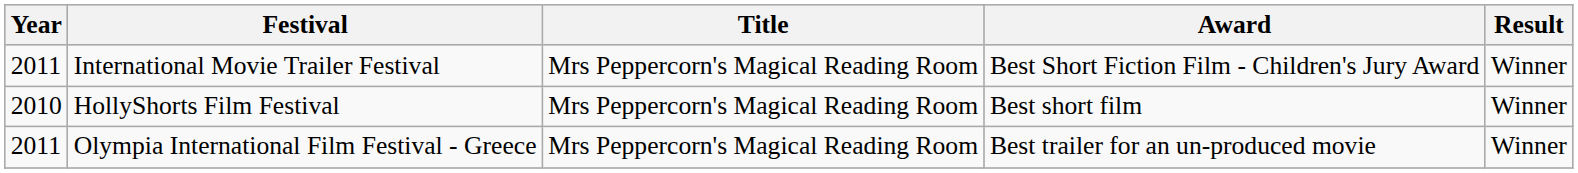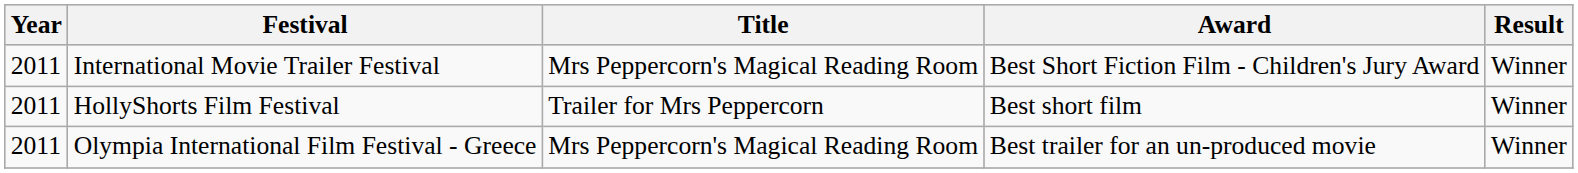(36, 106) 2010 -> (36, 106) 2011
(763, 106) Mrs Peppercorn's Magical Reading Room -> (686, 106) Trailer for Mrs Peppercorn
